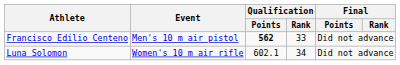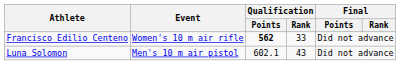(185, 39) Men's 10 m air pistol -> (188, 39) Women's 10 m air rifle
(188, 53) Women's 10 m air rifle -> (185, 53) Men's 10 m air pistol
(301, 53) 34 -> (301, 53) 43
